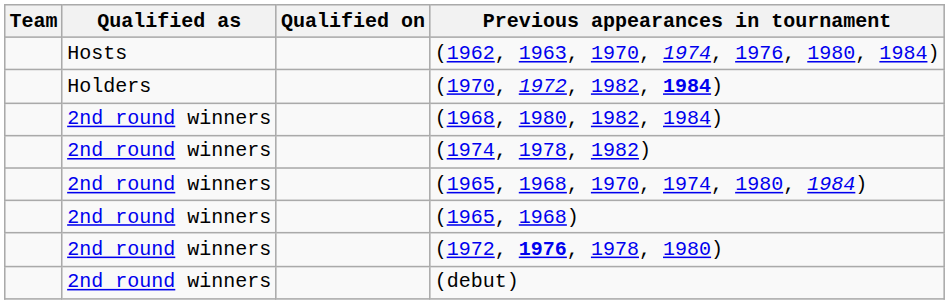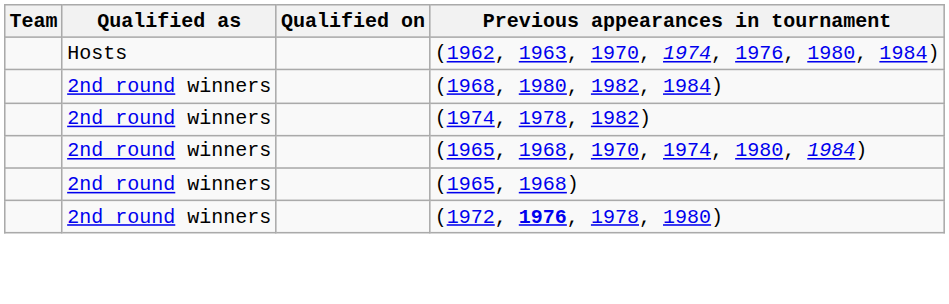- row: (579, 86)
- row: (477, 282)
